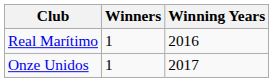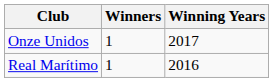rows swapped: (48, 65) <-> (53, 41)
